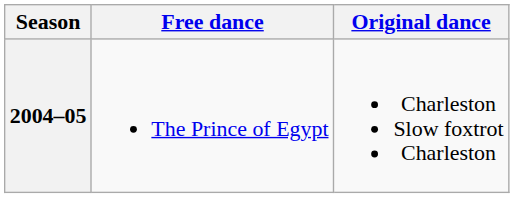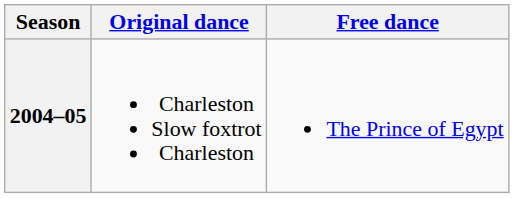columns swapped: (421, 21) <-> (213, 21)
